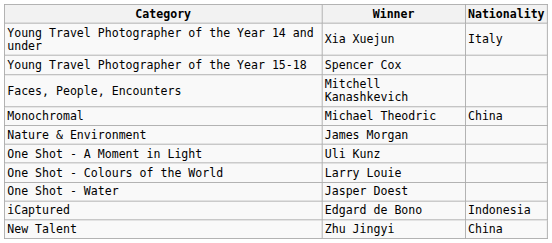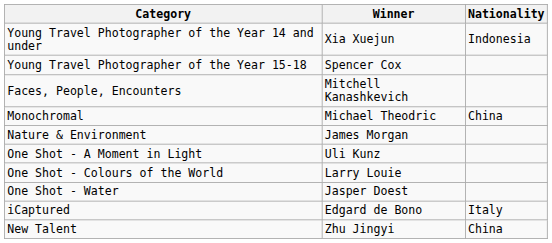(485, 39) Italy -> (499, 39) Indonesia
(499, 210) Indonesia -> (485, 210) Italy
